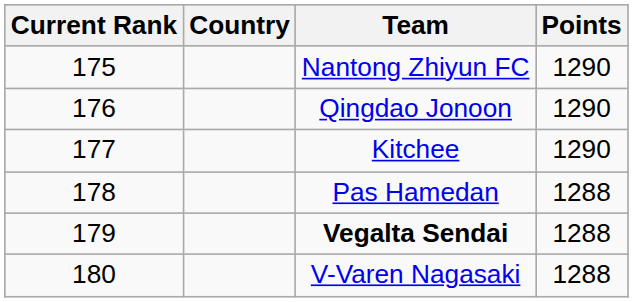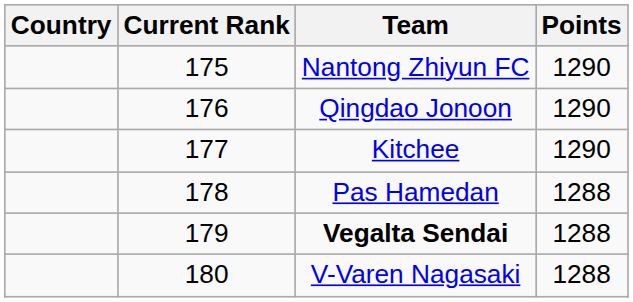columns swapped: (94, 25) <-> (239, 25)
